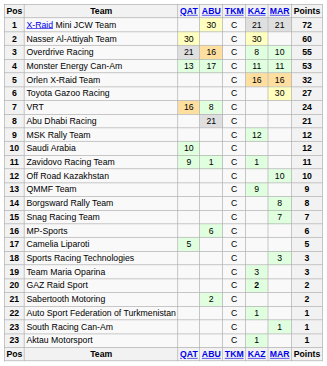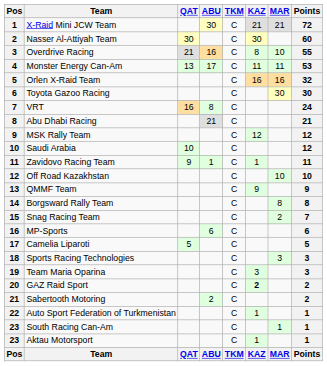(307, 93) 27 -> (307, 93) 30
(280, 217) 7 -> (280, 217) 2
